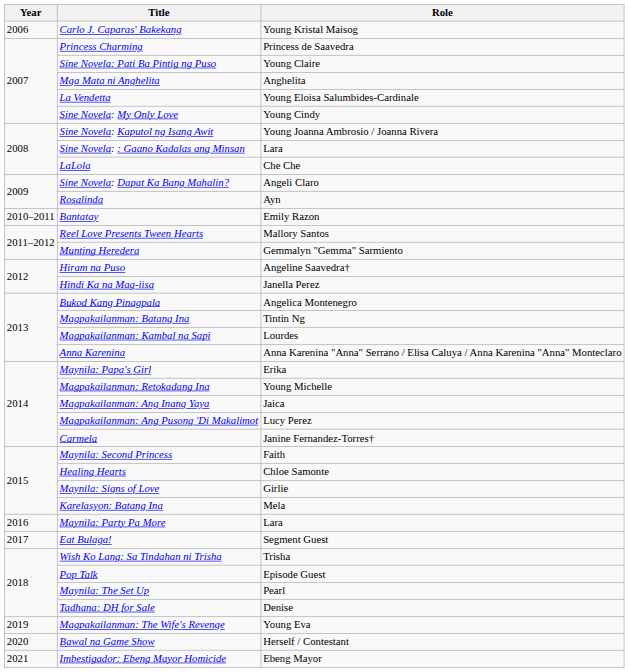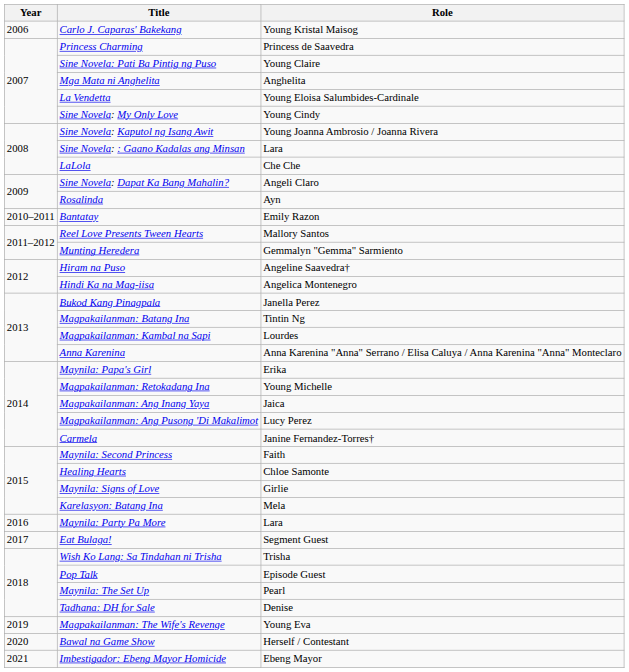(291, 285) Janella Perez -> (310, 285) Angelica Montenegro
(310, 302) Angelica Montenegro -> (291, 302) Janella Perez
